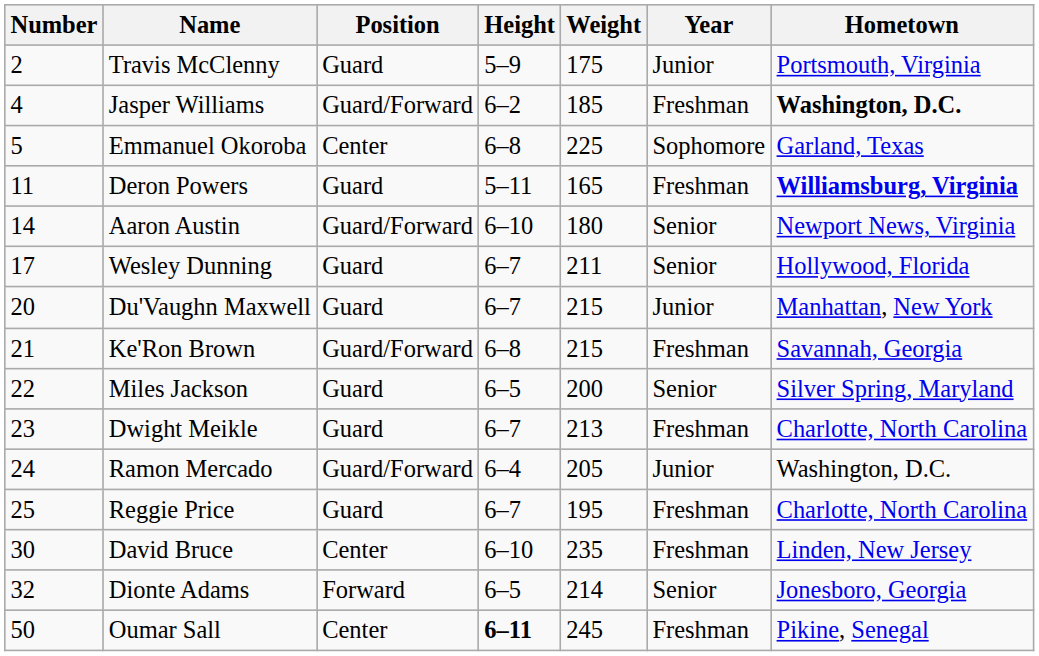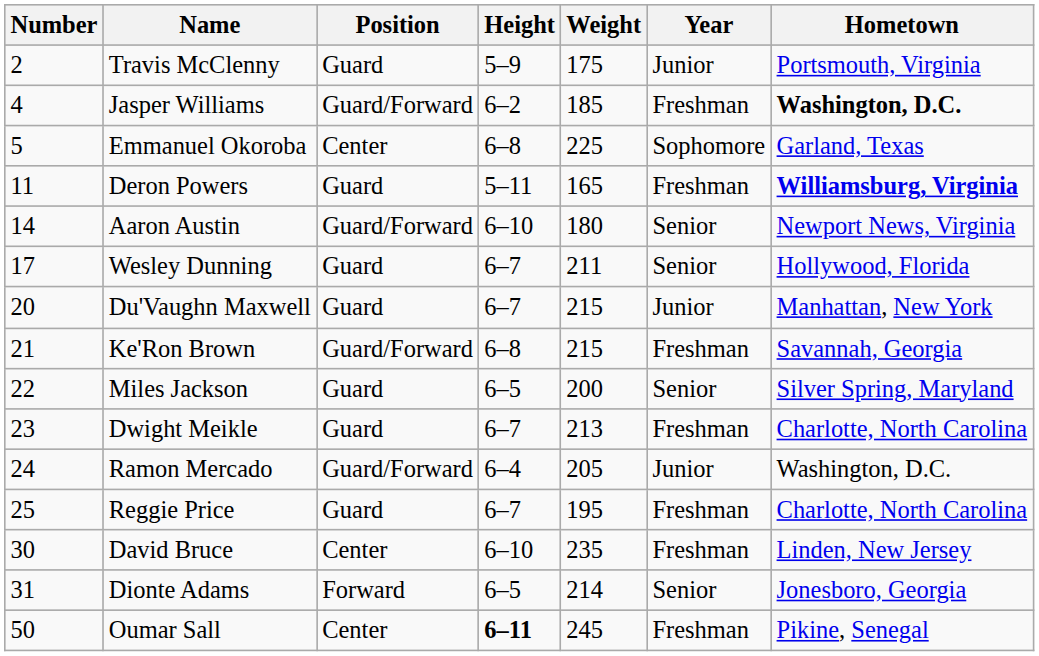(23, 589) 32 -> (23, 589) 31
